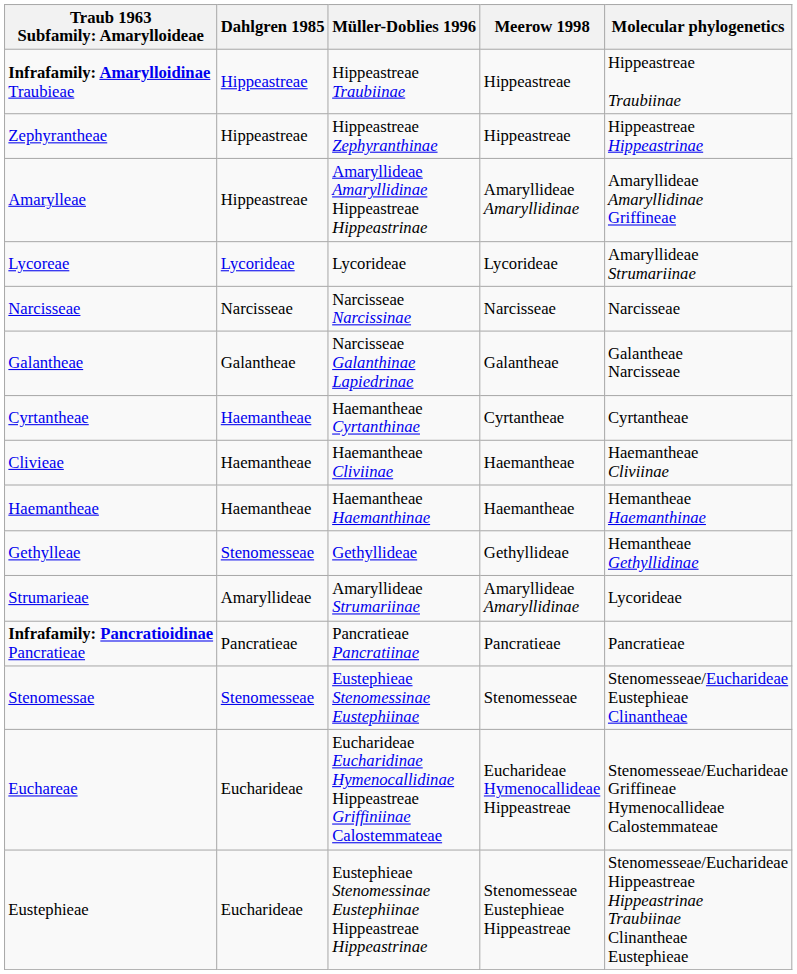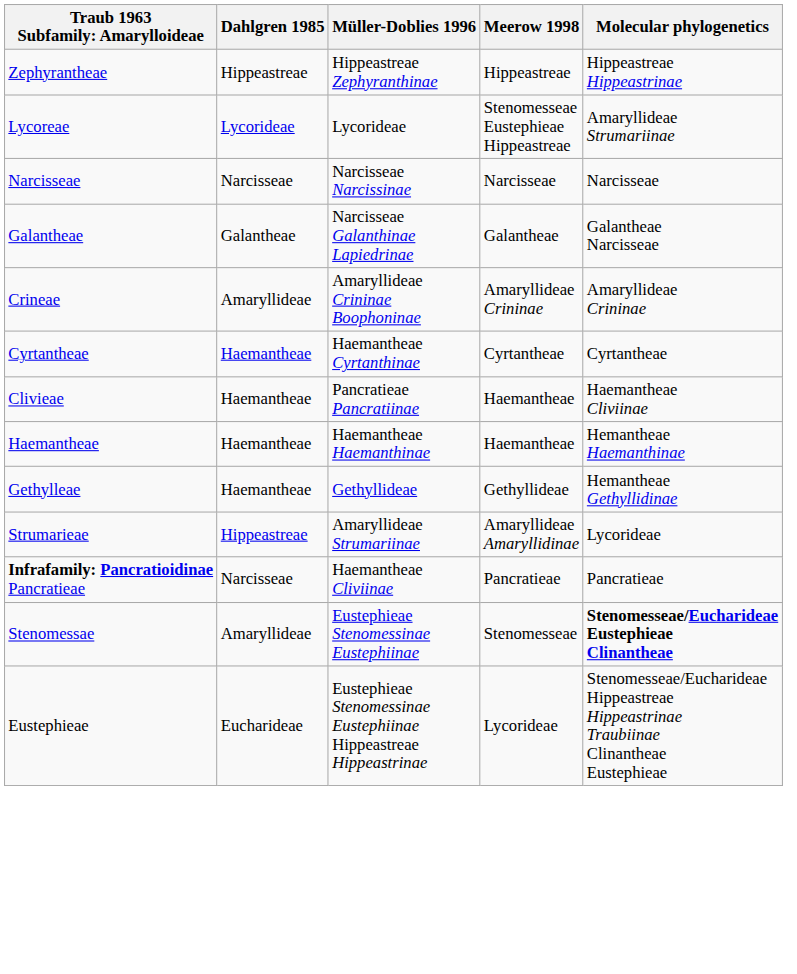- row: (109, 81)
- row: (47, 199)
(521, 263) Lycorideae -> (531, 126) Stenomesseae Eustephieae Hippeastreae
+ row: (34, 299)
(377, 462) Haemantheae Cliviinae -> (376, 398) Pancratieae Pancratiinae
(267, 553) Stenomesseae -> (266, 489) Haemantheae
(266, 598) Amaryllideae -> (264, 534) Hippeastreae
(259, 643) Pancratieae -> (257, 579) Narcisseae
(376, 643) Pancratieae Pancratiinae -> (377, 579) Haemantheae Cliviinae
(267, 697) Stenomesseae -> (266, 633) Amaryllideae
(698, 697) normal -> (683, 633) bold
- row: (43, 789)
(531, 909) Stenomesseae Eustephieae Hippeastreae -> (521, 725) Lycorideae
